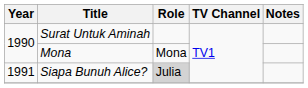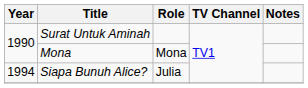(21, 72) 1991 -> (21, 72) 1994
(168, 72) lightgrey background -> (168, 72) no background
